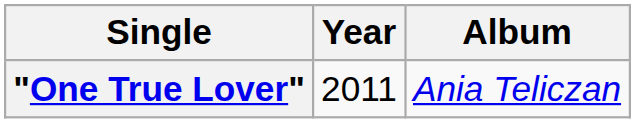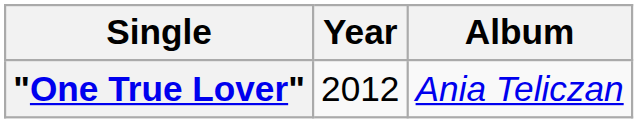(359, 88) 2011 -> (360, 88) 2012
